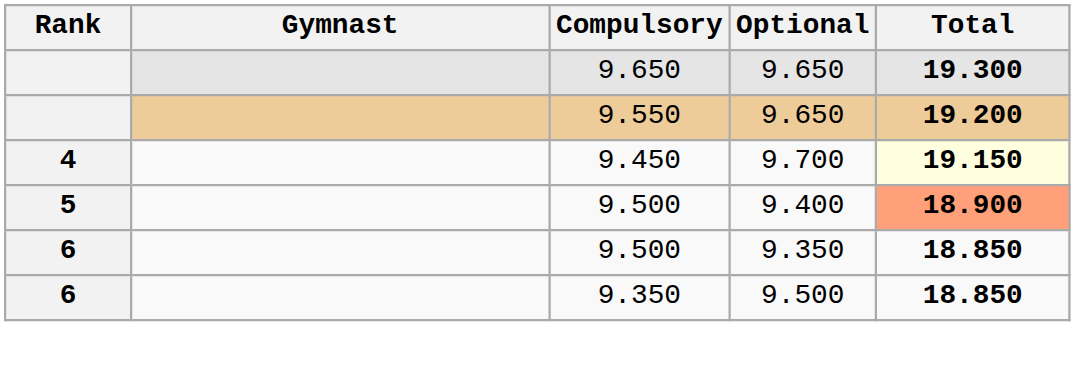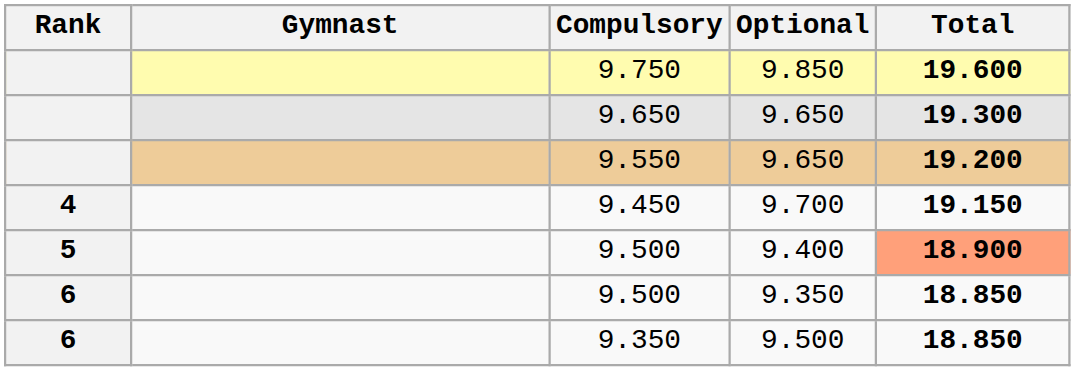+ row: (639, 73)
(973, 162) lightyellow background -> (973, 207) no background
